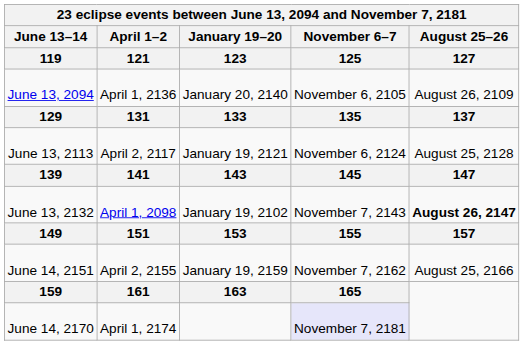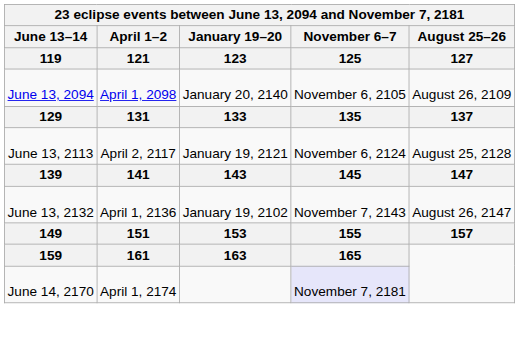(138, 95) April 1, 2136 -> (138, 95) April 1, 2098
(138, 212) April 1, 2098 -> (138, 212) April 1, 2136
(464, 212) bold -> (462, 212) normal
- row: (51, 270)
